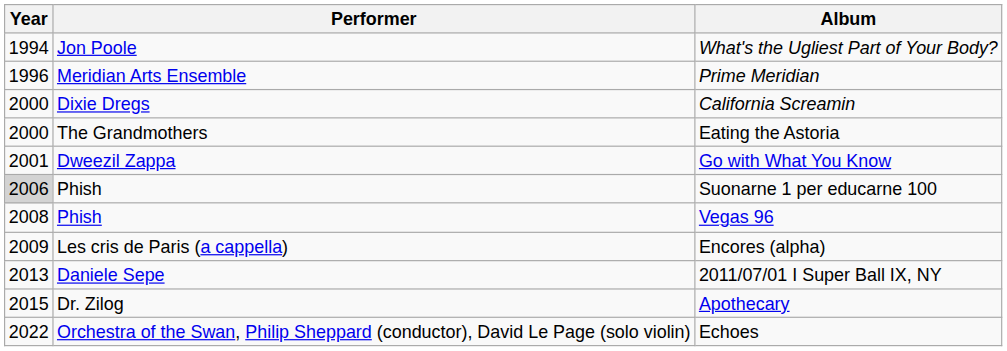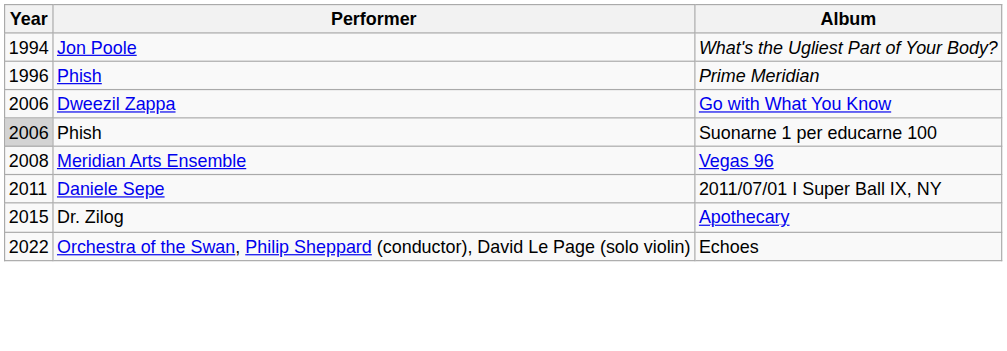(152, 76) Meridian Arts Ensemble -> (79, 76) Phish
- row: (777, 104)
- row: (769, 133)
(29, 161) 2001 -> (29, 104) 2006
(79, 218) Phish -> (152, 161) Meridian Arts Ensemble
- row: (762, 246)
(29, 275) 2013 -> (28, 189) 2011
